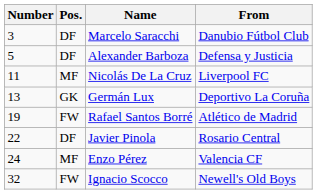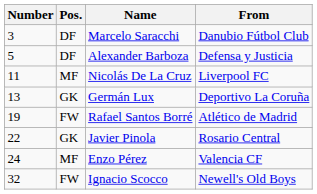(68, 138) DF -> (69, 138) GK
